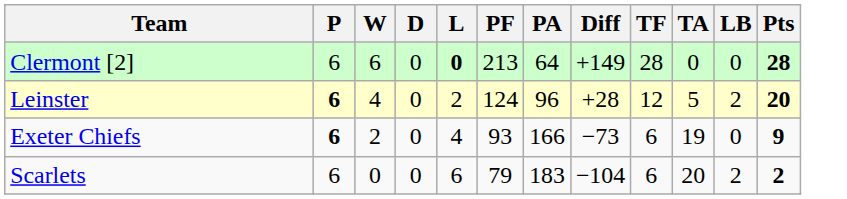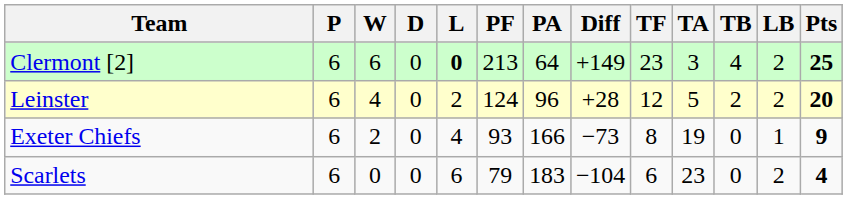+ column: (736, 23)
(651, 61) 28 -> (651, 61) 23
(693, 61) 0 -> (693, 61) 3
(736, 61) 0 -> (779, 61) 2
(779, 61) 28 -> (821, 61) 25
(334, 99) bold -> (334, 99) normal
(334, 136) bold -> (334, 136) normal
(651, 136) 6 -> (651, 136) 8
(736, 136) 0 -> (779, 136) 1
(693, 174) 20 -> (693, 174) 23
(779, 174) 2 -> (821, 174) 4
